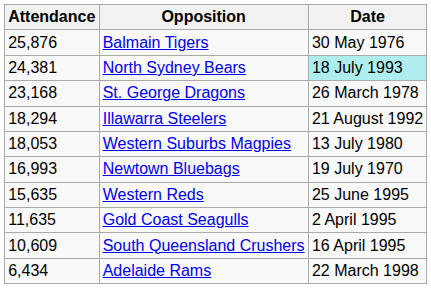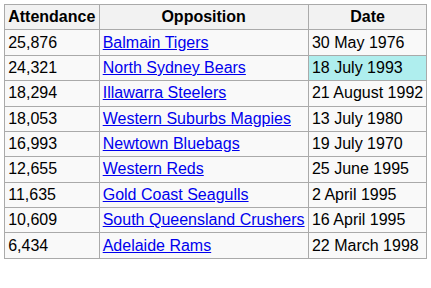(33, 67) 24,381 -> (33, 67) 24,321
- row: (174, 93)
(33, 194) 15,635 -> (33, 169) 12,655
